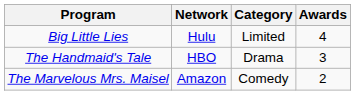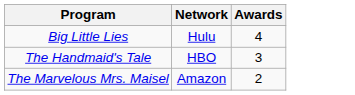- column: (263, 15)
